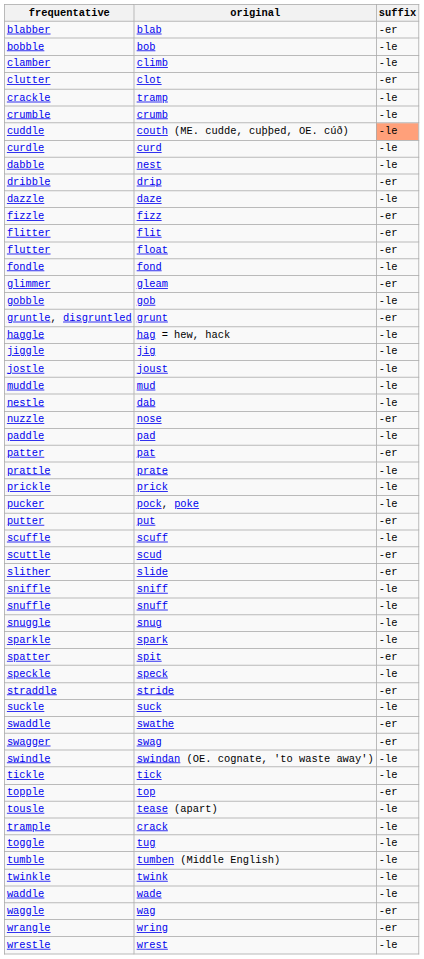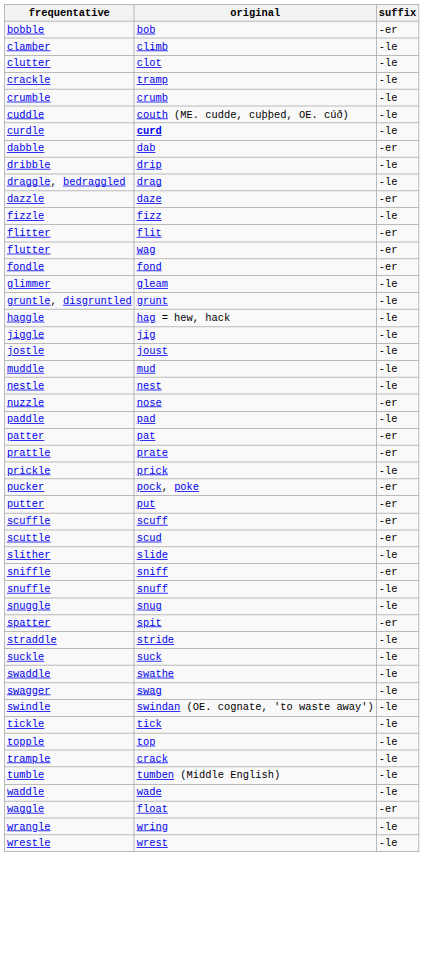- row: (29, 30)
(388, 47) -le -> (388, 30) -er
(388, 81) -er -> (388, 64) -le
(388, 132) lightsalmon background -> (388, 115) no background
(149, 148) normal -> (149, 132) bold
(149, 165) nest -> (146, 148) dab
(388, 165) -le -> (388, 148) -er
(388, 182) -er -> (388, 165) -le
+ row: (66, 182)
(388, 199) -le -> (388, 199) -er
(388, 216) -er -> (388, 216) -le
(152, 250) float -> (146, 250) wag
(388, 267) -le -> (388, 267) -er
(388, 284) -er -> (388, 284) -le
- row: (26, 301)
(388, 318) -er -> (388, 301) -le
(146, 403) dab -> (149, 386) nest
(388, 471) -le -> (388, 454) -er
(388, 504) -le -> (388, 487) -er
(388, 538) -le -> (388, 521) -er
(388, 572) -er -> (388, 555) -le
(388, 589) -le -> (388, 572) -er
- row: (29, 640)
- row: (29, 674)
(388, 691) -er -> (388, 640) -le
(388, 725) -er -> (388, 674) -le
(388, 742) -er -> (388, 691) -le
(388, 793) -er -> (388, 742) -le
- row: (26, 810)
- row: (26, 843)
- row: (29, 877)
(146, 911) wag -> (152, 810) float
(388, 928) -er -> (388, 826) -le
